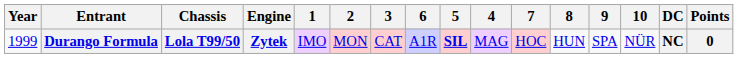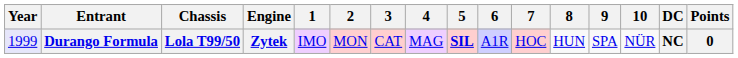columns swapped: (491, 17) <-> (423, 17)
(23, 41) no background -> (23, 41) lavender background
